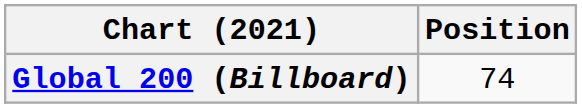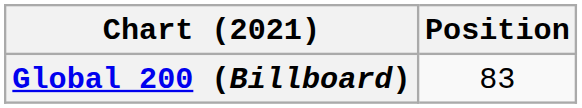(497, 79) 74 -> (497, 79) 83
